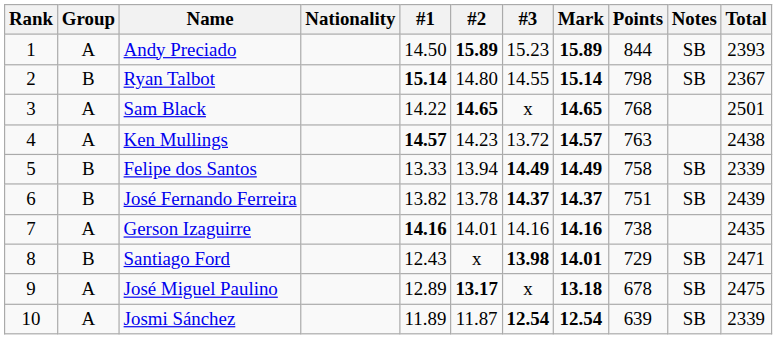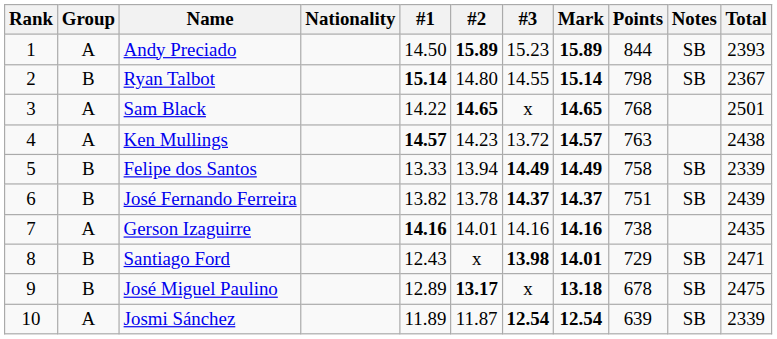(88, 288) A -> (88, 288) B
